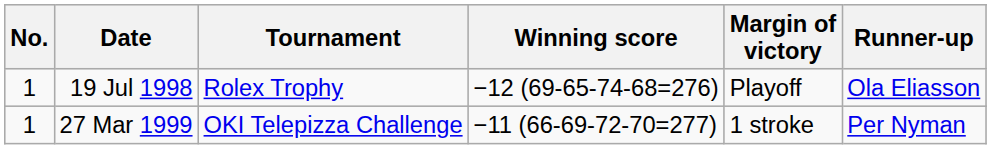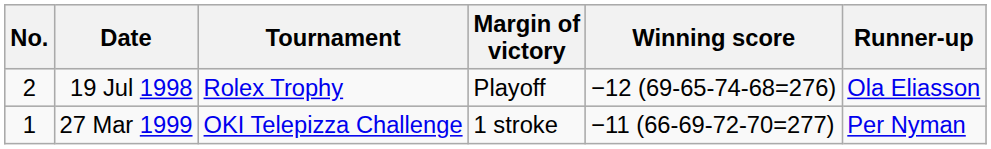columns swapped: (596, 37) <-> (783, 37)
(29, 88) 1 -> (29, 88) 2
